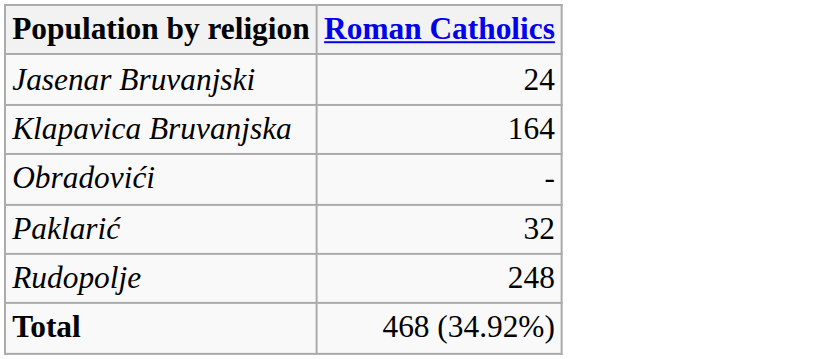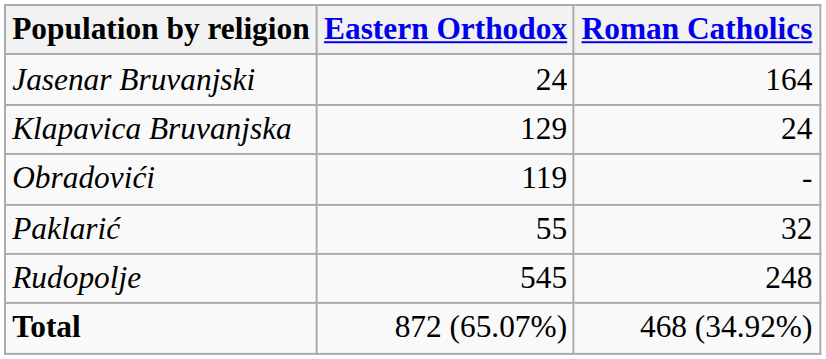+ column: (446, 29)
(539, 79) 24 -> (789, 79) 164
(531, 128) 164 -> (797, 128) 24
